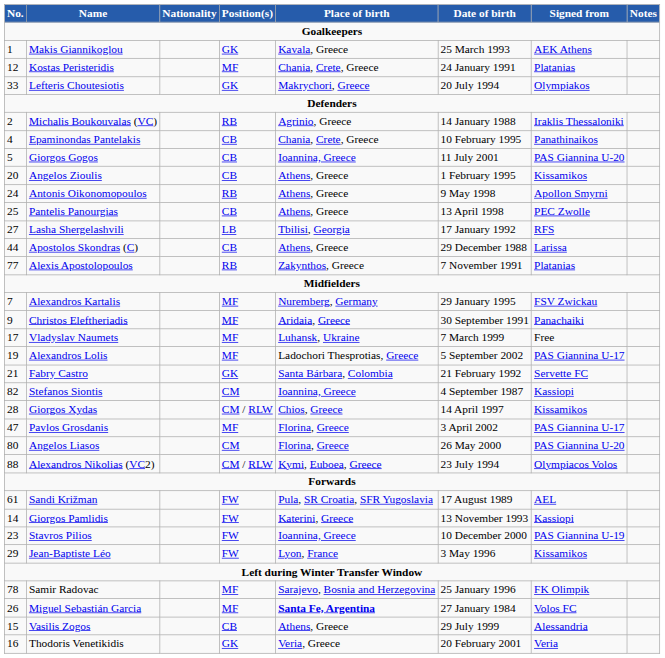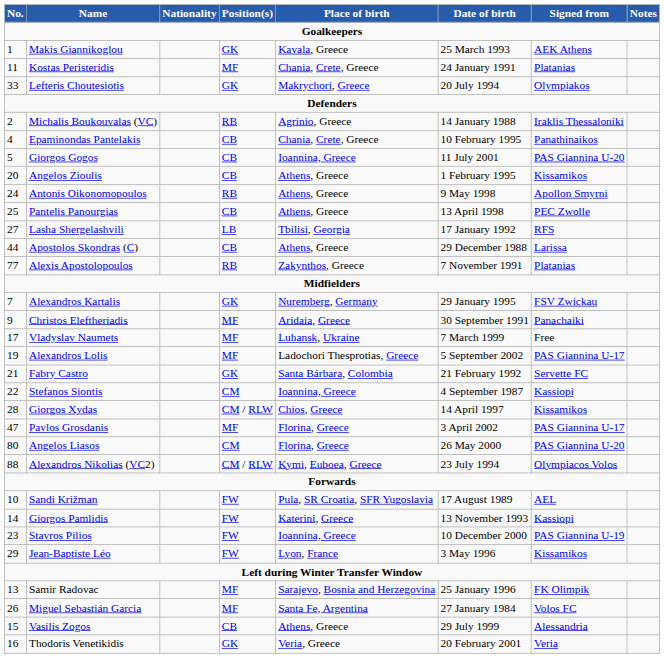(13, 67) 12 -> (12, 67) 11
(230, 301) MF -> (230, 301) GK
(13, 391) 82 -> (13, 391) 22
(13, 499) 61 -> (13, 499) 10
(13, 590) 78 -> (13, 590) 13
(327, 608) bold -> (323, 608) normal
